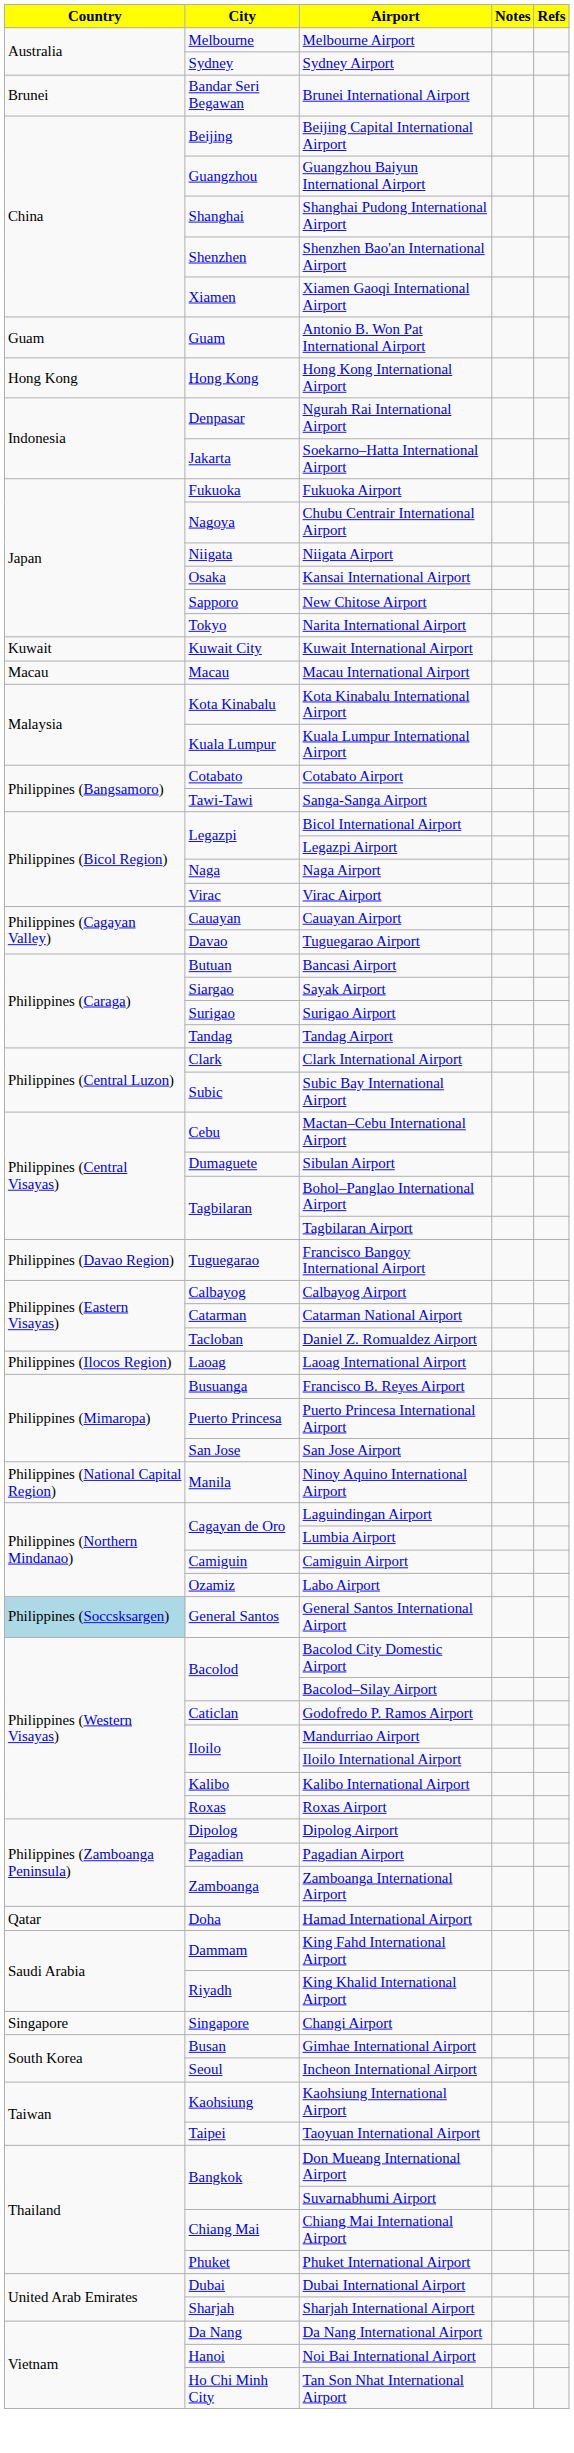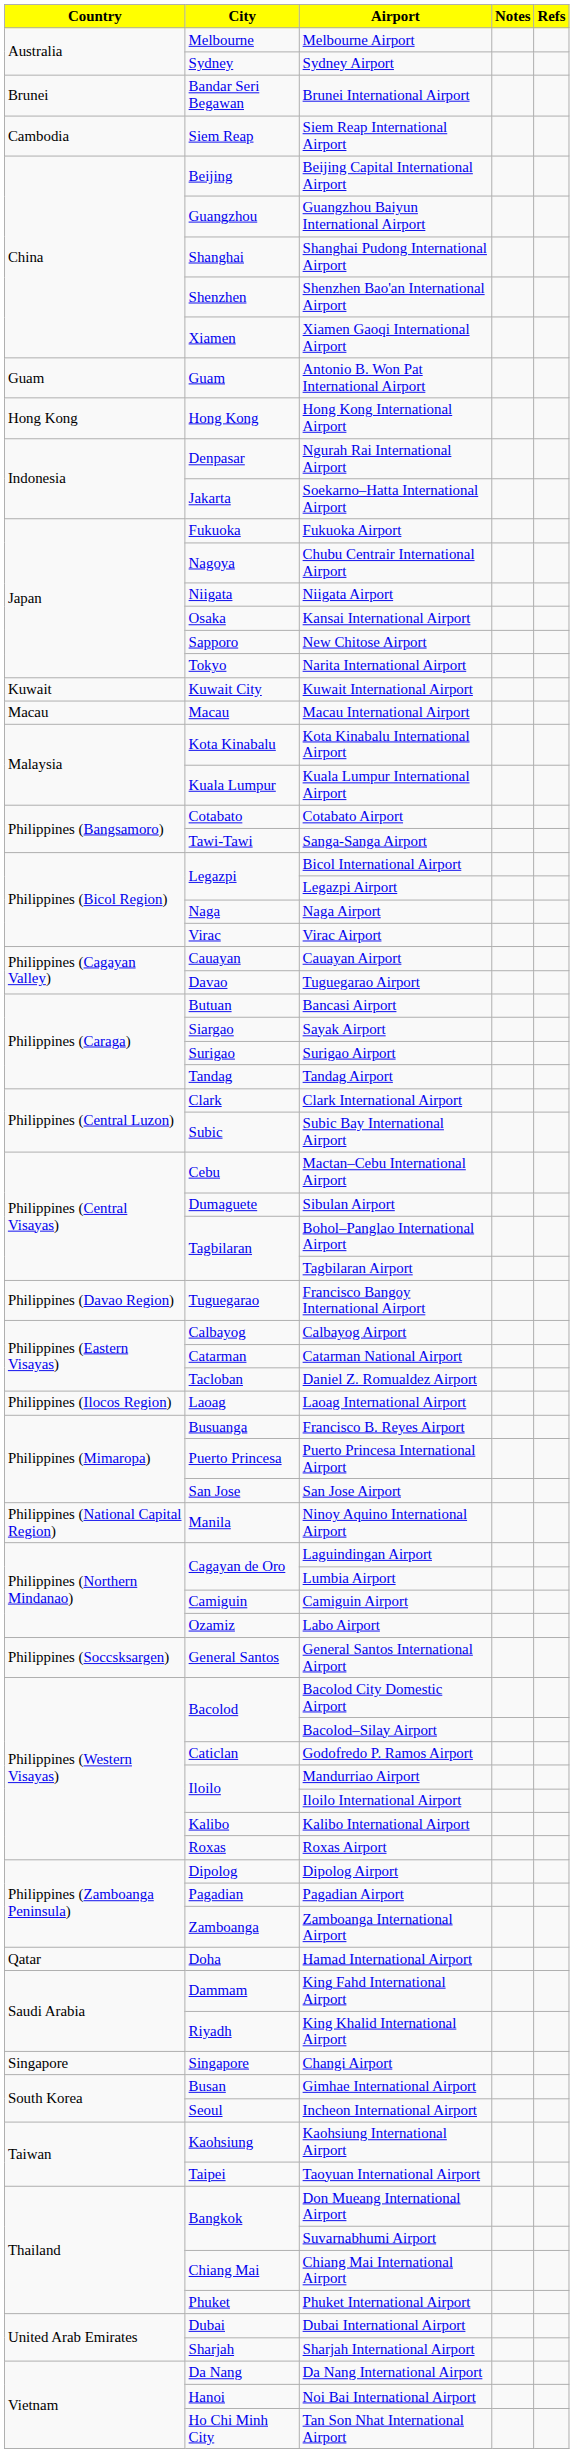+ row: (375, 135)
(89, 1617) lightblue background -> (89, 1657) no background
